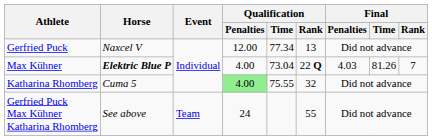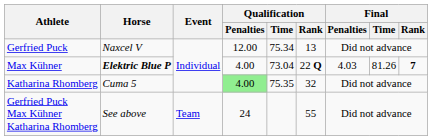(282, 48) 77.34 -> (282, 48) 75.34
(413, 66) normal -> (413, 66) bold
(282, 84) 75.55 -> (282, 84) 75.35
